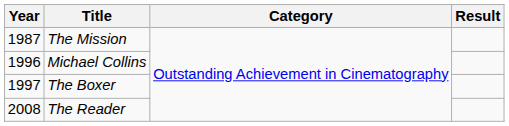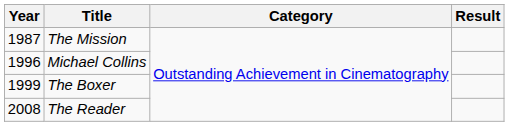(24, 86) 1997 -> (24, 86) 1999
